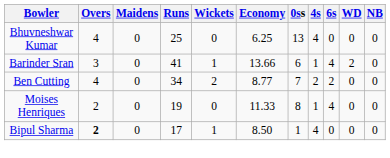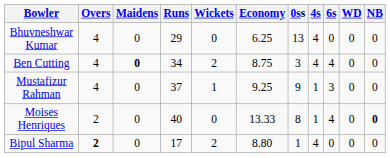(176, 38) 25 -> (176, 38) 29
- row: (41, 63)
(137, 81) normal -> (137, 63) bold
(262, 81) 8.77 -> (262, 63) 8.75
(298, 81) 7 -> (298, 63) 3
(316, 81) 2 -> (316, 63) 4
(331, 81) 2 -> (331, 63) 4
+ row: (41, 87)
(176, 106) 19 -> (176, 119) 40
(262, 106) 11.33 -> (262, 119) 13.33
(375, 106) normal -> (375, 119) bold
(214, 130) 1 -> (214, 143) 2
(262, 130) 8.50 -> (262, 143) 8.80
